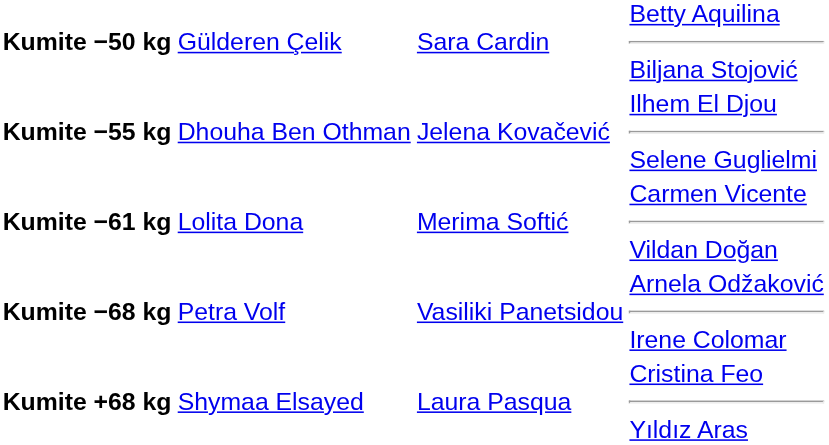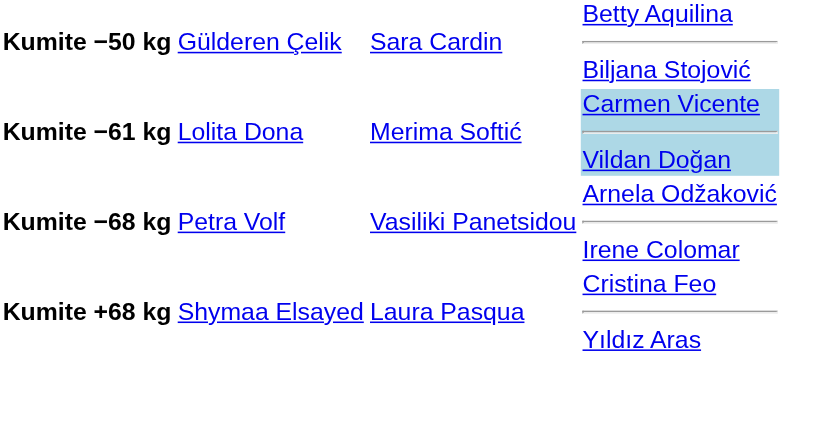- row: (87, 132)
(727, 222) no background -> (680, 132) lightblue background
